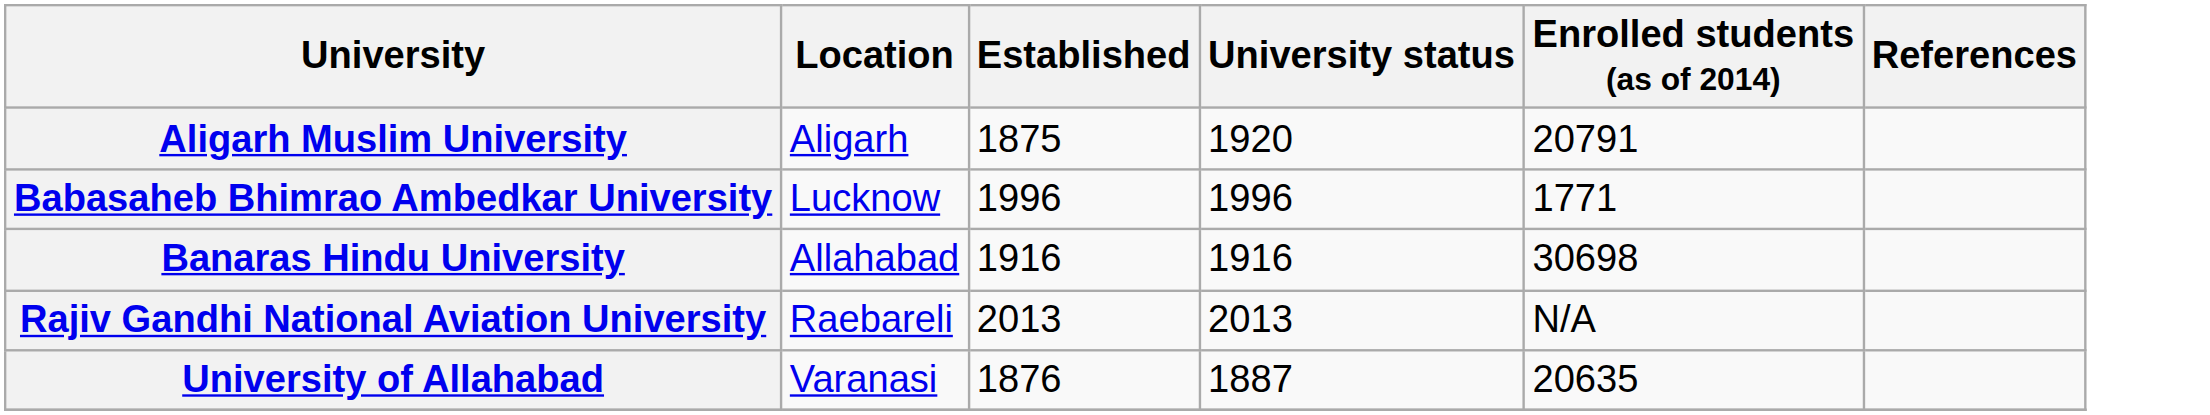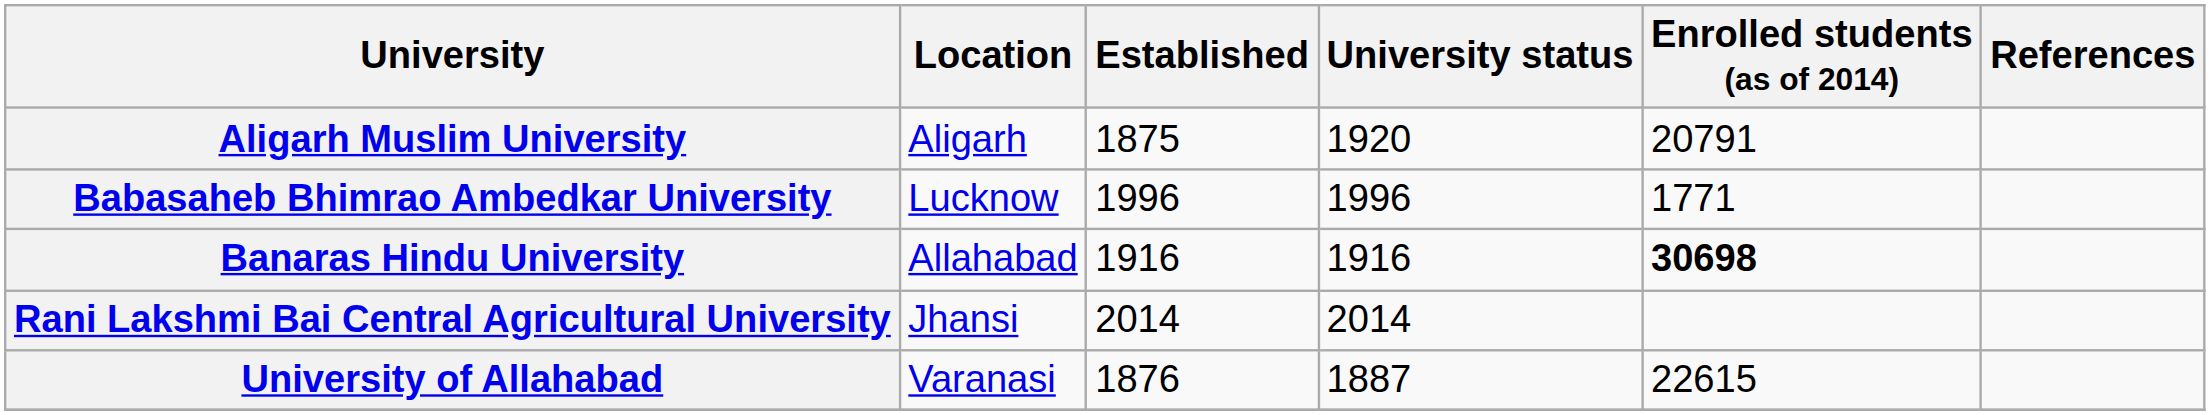(1585, 258) normal -> (1704, 258) bold
- row: (393, 319)
+ row: (452, 319)
(1585, 379) 20635 -> (1704, 379) 22615
